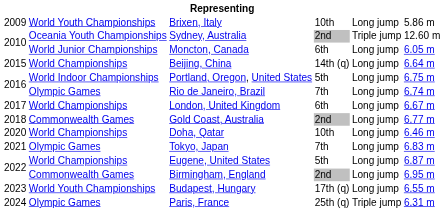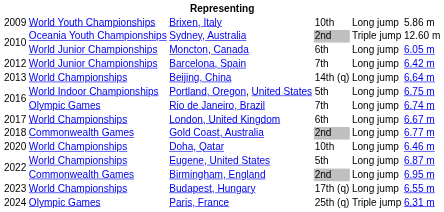+ row: (208, 64)
(15, 64) 2015 -> (15, 78) 2013
- row: (199, 147)
(92, 188) World Youth Championships -> (78, 188) World Championships
